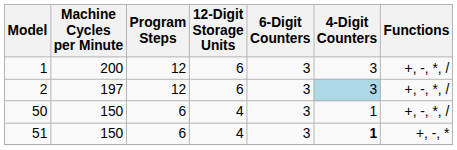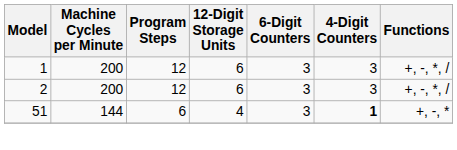(112, 90) 197 -> (112, 90) 200
(373, 90) lightblue background -> (373, 90) no background
- row: (40, 111)
(112, 133) 150 -> (112, 111) 144
